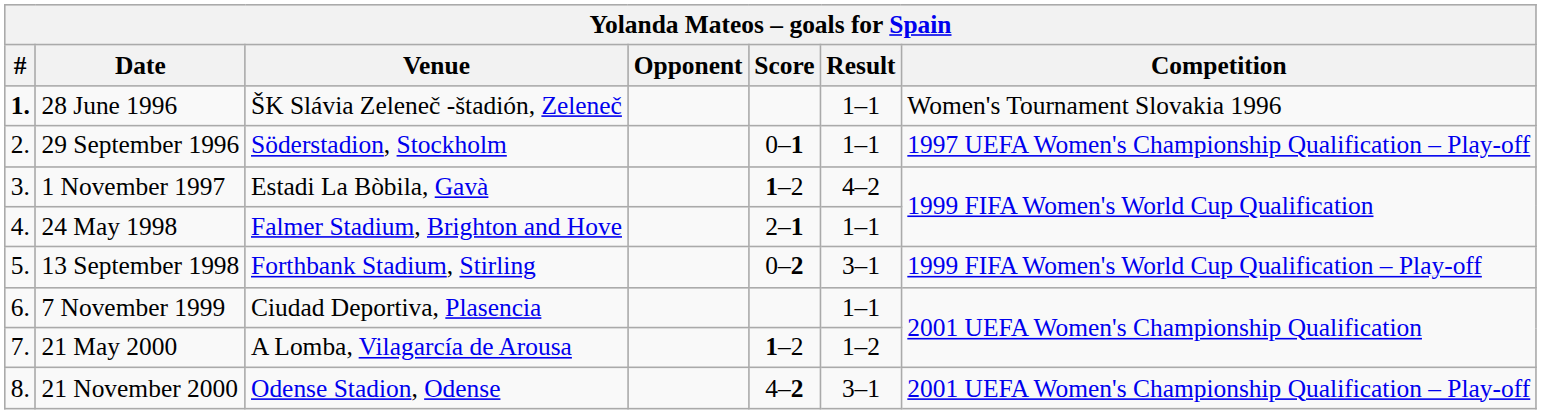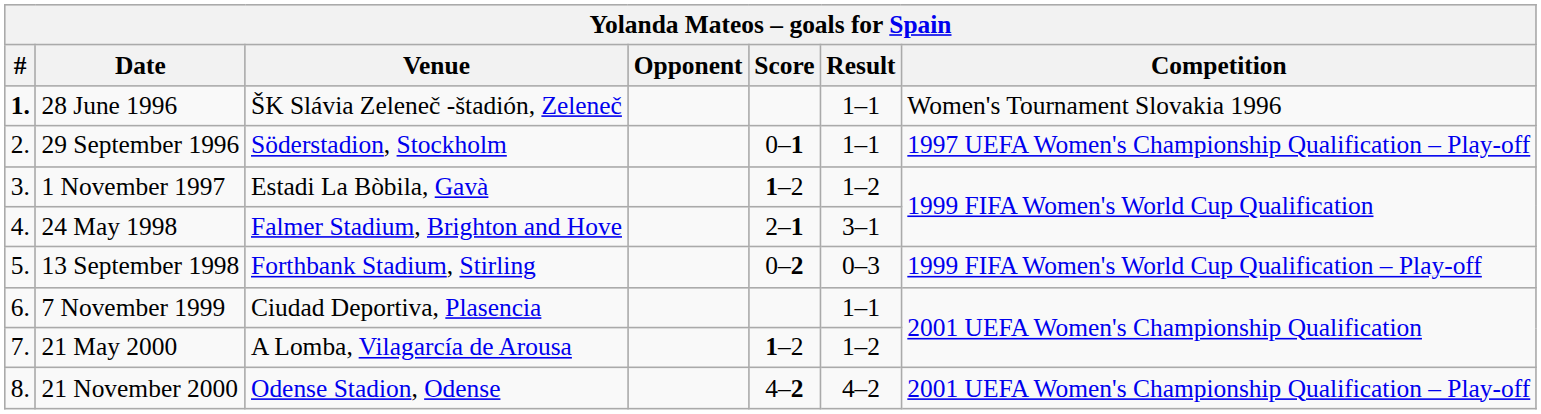(861, 186) 4–2 -> (861, 186) 1–2
(861, 226) 1–1 -> (861, 226) 3–1
(861, 266) 3–1 -> (861, 266) 0–3
(861, 387) 3–1 -> (861, 387) 4–2
